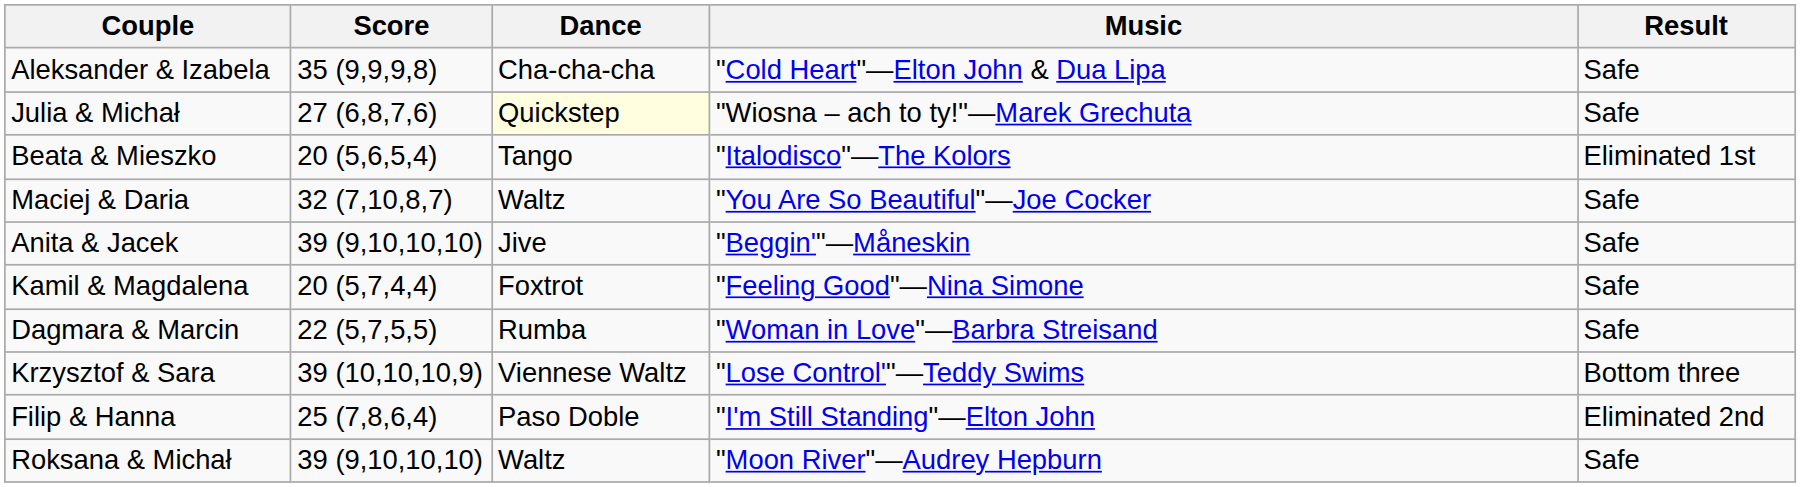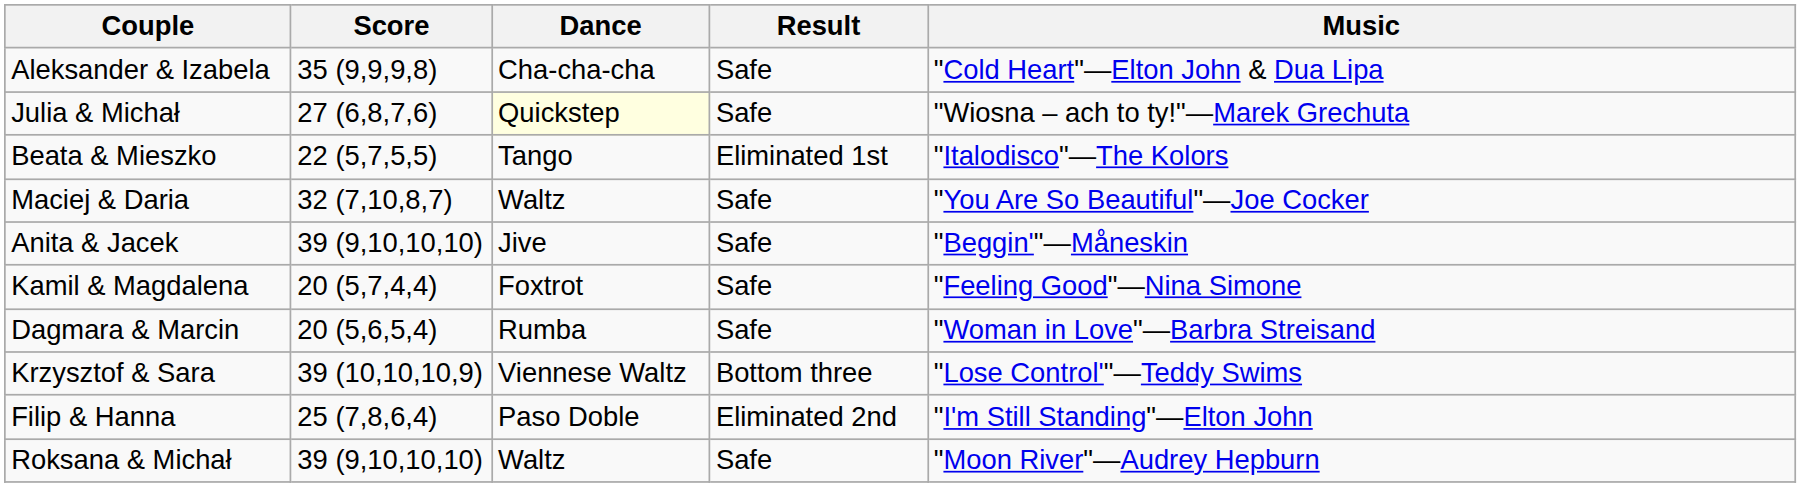columns swapped: (1143, 26) <-> (1686, 26)
(367, 156) 20 (5,6,5,4) -> (367, 156) 22 (5,7,5,5)
(367, 329) 22 (5,7,5,5) -> (367, 329) 20 (5,6,5,4)
